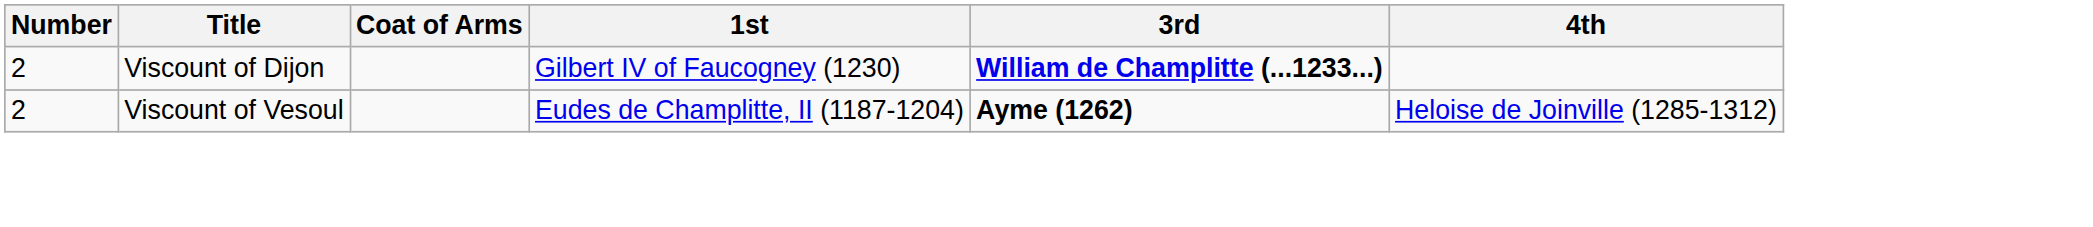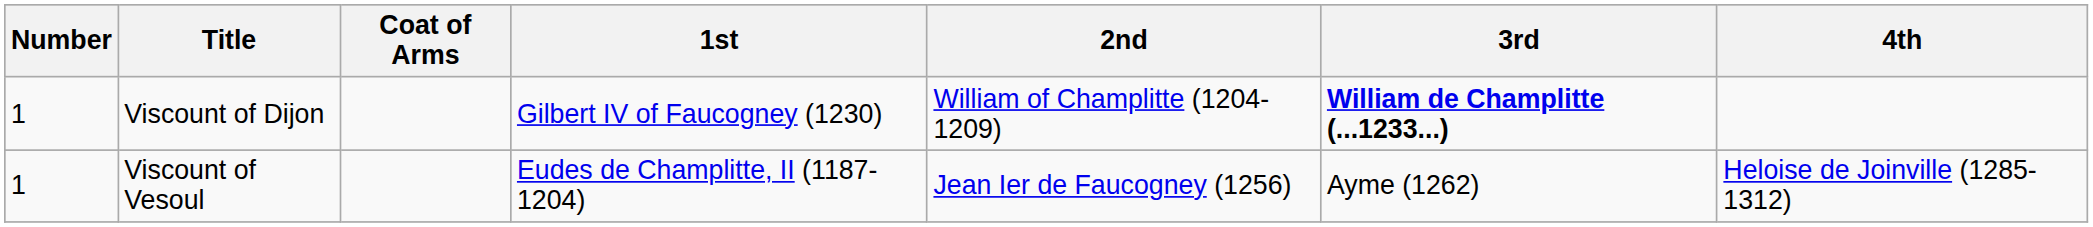+ column: (1124, 40)
(18, 68) 2 -> (18, 113) 1
(18, 110) 2 -> (18, 185) 1
(1054, 110) bold -> (1403, 185) normal
